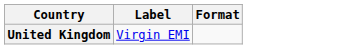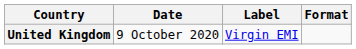+ column: (168, 14)
